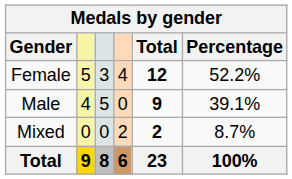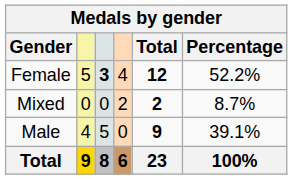(104, 75) normal -> (104, 75) bold
rows swapped: (41, 104) <-> (41, 132)
